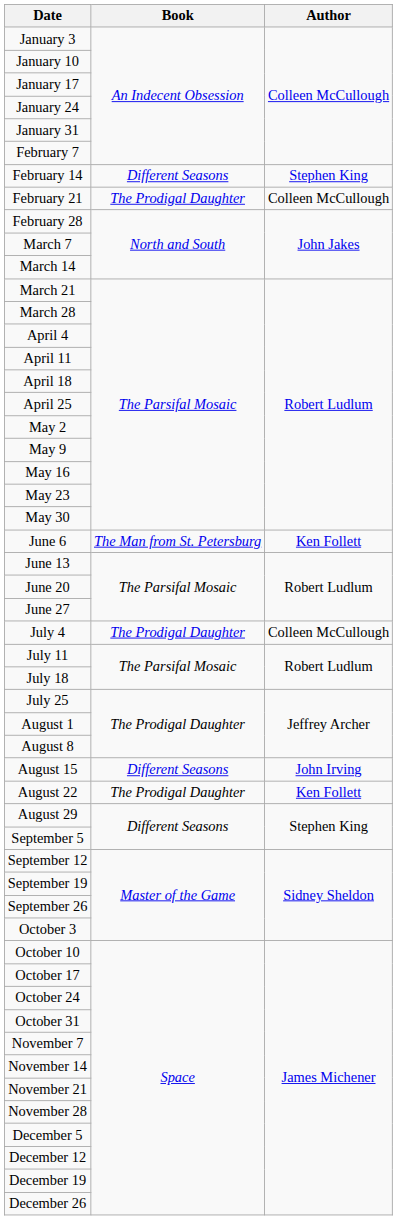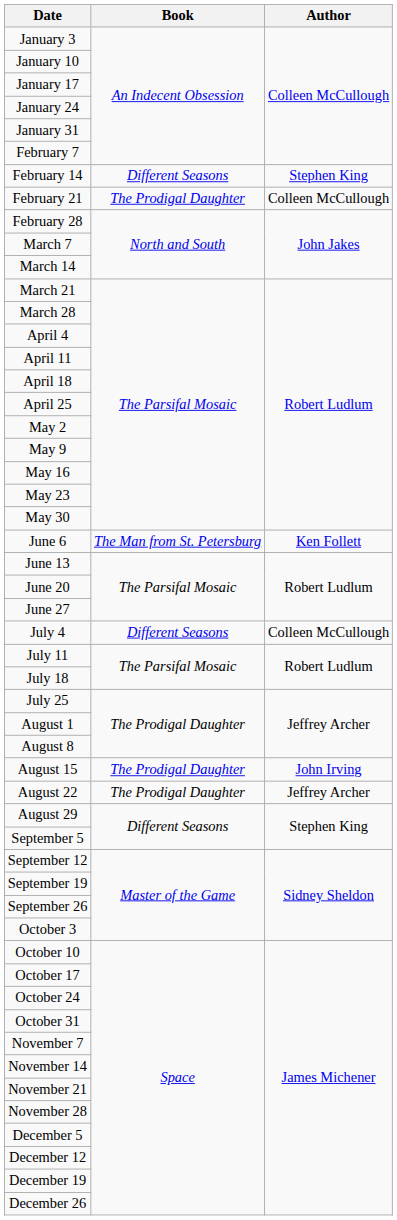(178, 632) The Prodigal Daughter -> (178, 632) Different Seasons
(178, 769) Different Seasons -> (178, 769) The Prodigal Daughter
(329, 792) Ken Follett -> (329, 792) Jeffrey Archer
